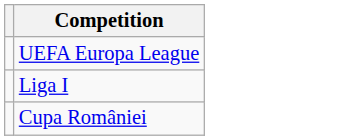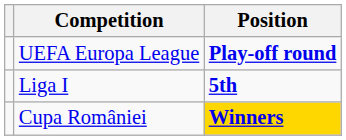+ column: (273, 20)
